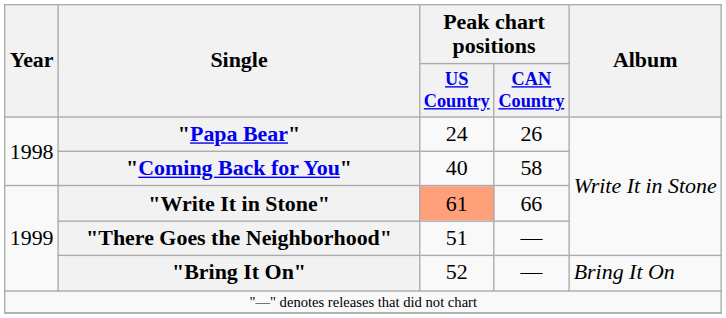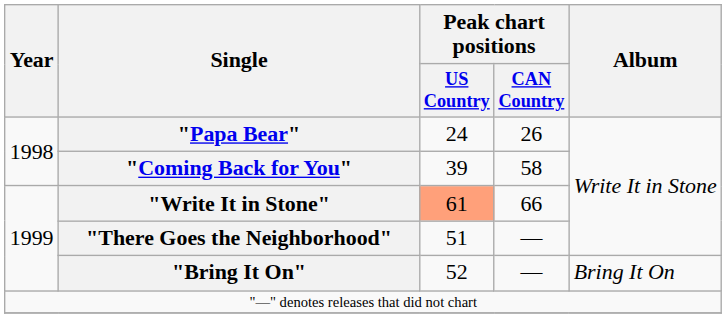(457, 168) 40 -> (457, 168) 39
